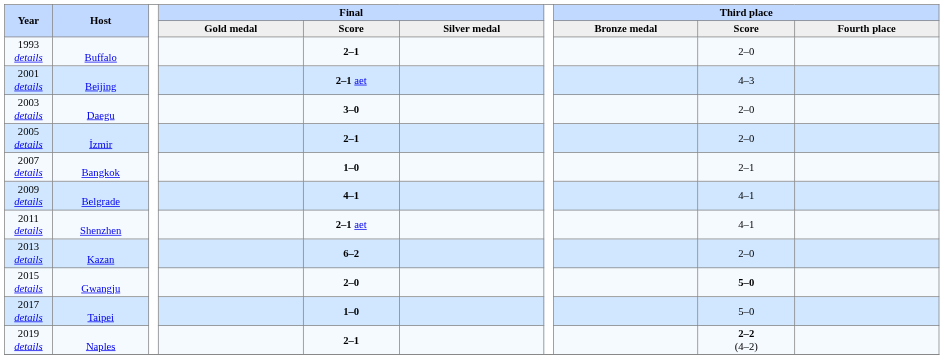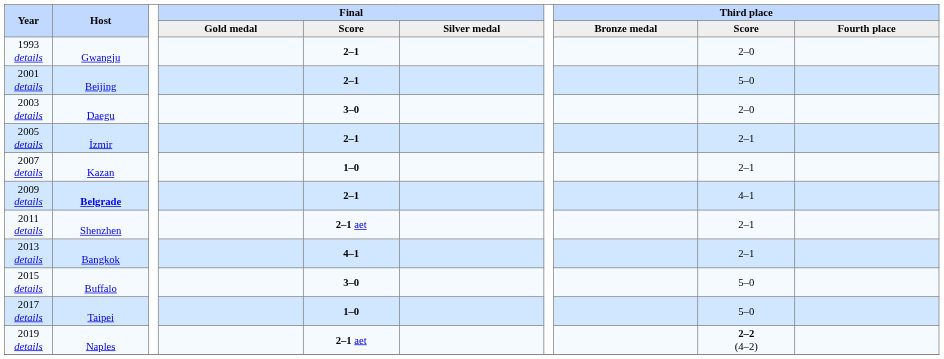(101, 57) Buffalo -> (101, 57) Gwangju
(351, 80) 2–1 aet -> (351, 80) 2–1
(746, 80) 4–3 -> (746, 80) 5–0
(746, 138) 2–0 -> (746, 138) 2–1
(101, 173) Bangkok -> (101, 173) Kazan
(101, 202) normal -> (101, 202) bold
(351, 195) 4–1 -> (351, 195) 2–1
(746, 224) 4–1 -> (746, 224) 2–1
(101, 259) Kazan -> (101, 259) Bangkok
(351, 253) 6–2 -> (351, 253) 4–1
(746, 253) 2–0 -> (746, 253) 2–1
(101, 288) Gwangju -> (101, 288) Buffalo
(351, 282) 2–0 -> (351, 282) 3–0
(746, 282) bold -> (746, 282) normal
(351, 340) 2–1 -> (351, 340) 2–1 aet
